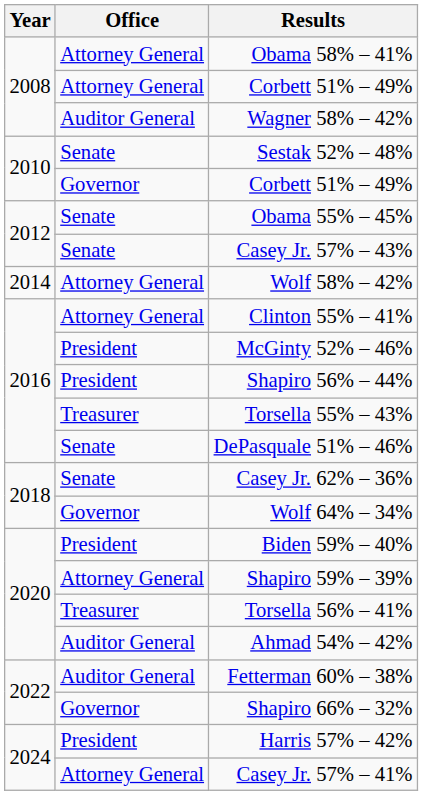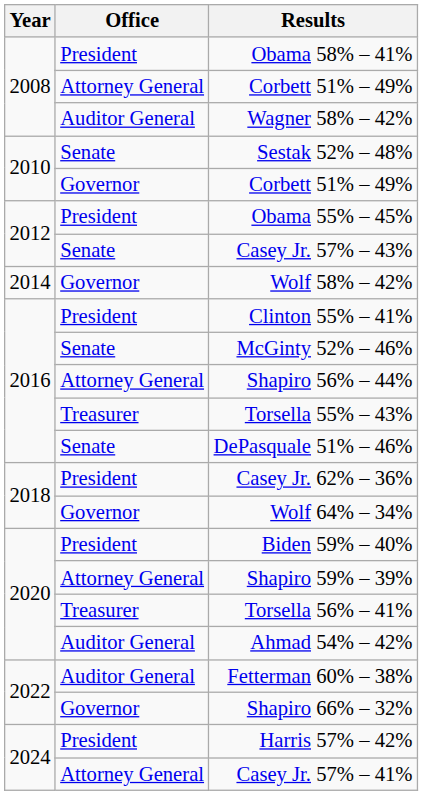(132, 53) Attorney General -> (99, 53) President
(88, 217) Senate -> (99, 217) President
(132, 282) Attorney General -> (100, 282) Governor
(132, 315) Attorney General -> (99, 315) President
(99, 348) President -> (88, 348) Senate
(99, 380) President -> (132, 380) Attorney General
(88, 479) Senate -> (99, 479) President
